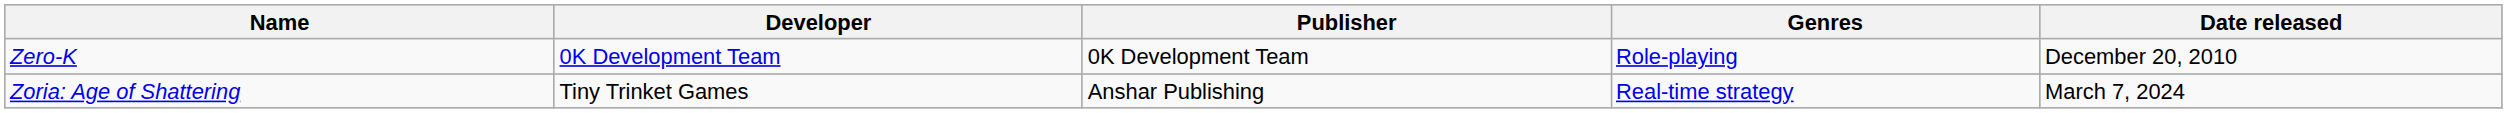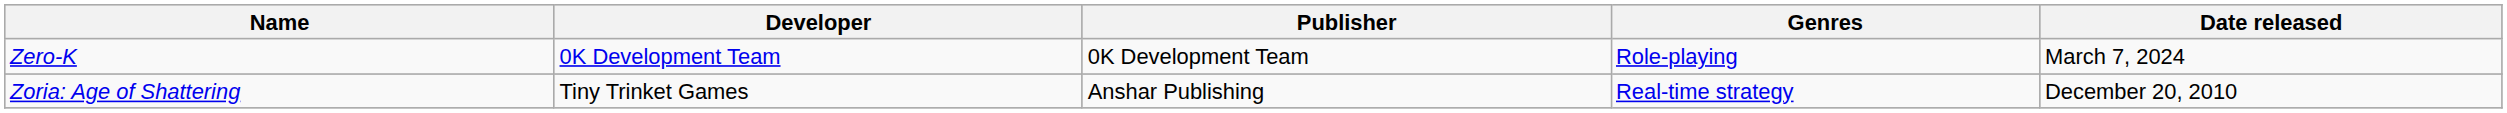(2141, 56) December 20, 2010 -> (2115, 56) March 7, 2024
(2115, 91) March 7, 2024 -> (2141, 91) December 20, 2010
